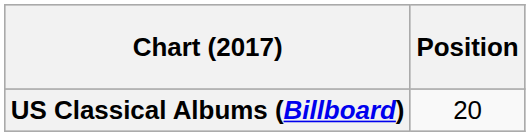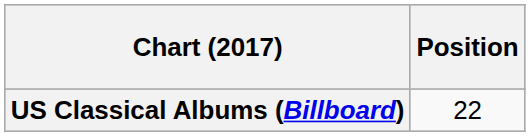(468, 109) 20 -> (468, 109) 22
